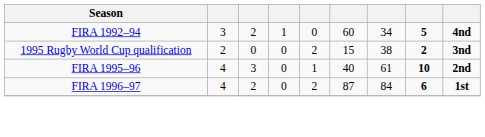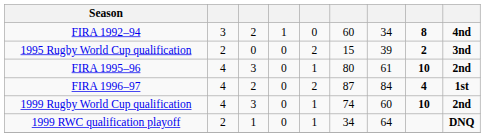(424, 31) 5 -> (424, 31) 8
(386, 50) 38 -> (386, 50) 39
(349, 68) 40 -> (349, 68) 80
(424, 86) 6 -> (424, 86) 4
+ row: (106, 104)
+ row: (106, 123)
